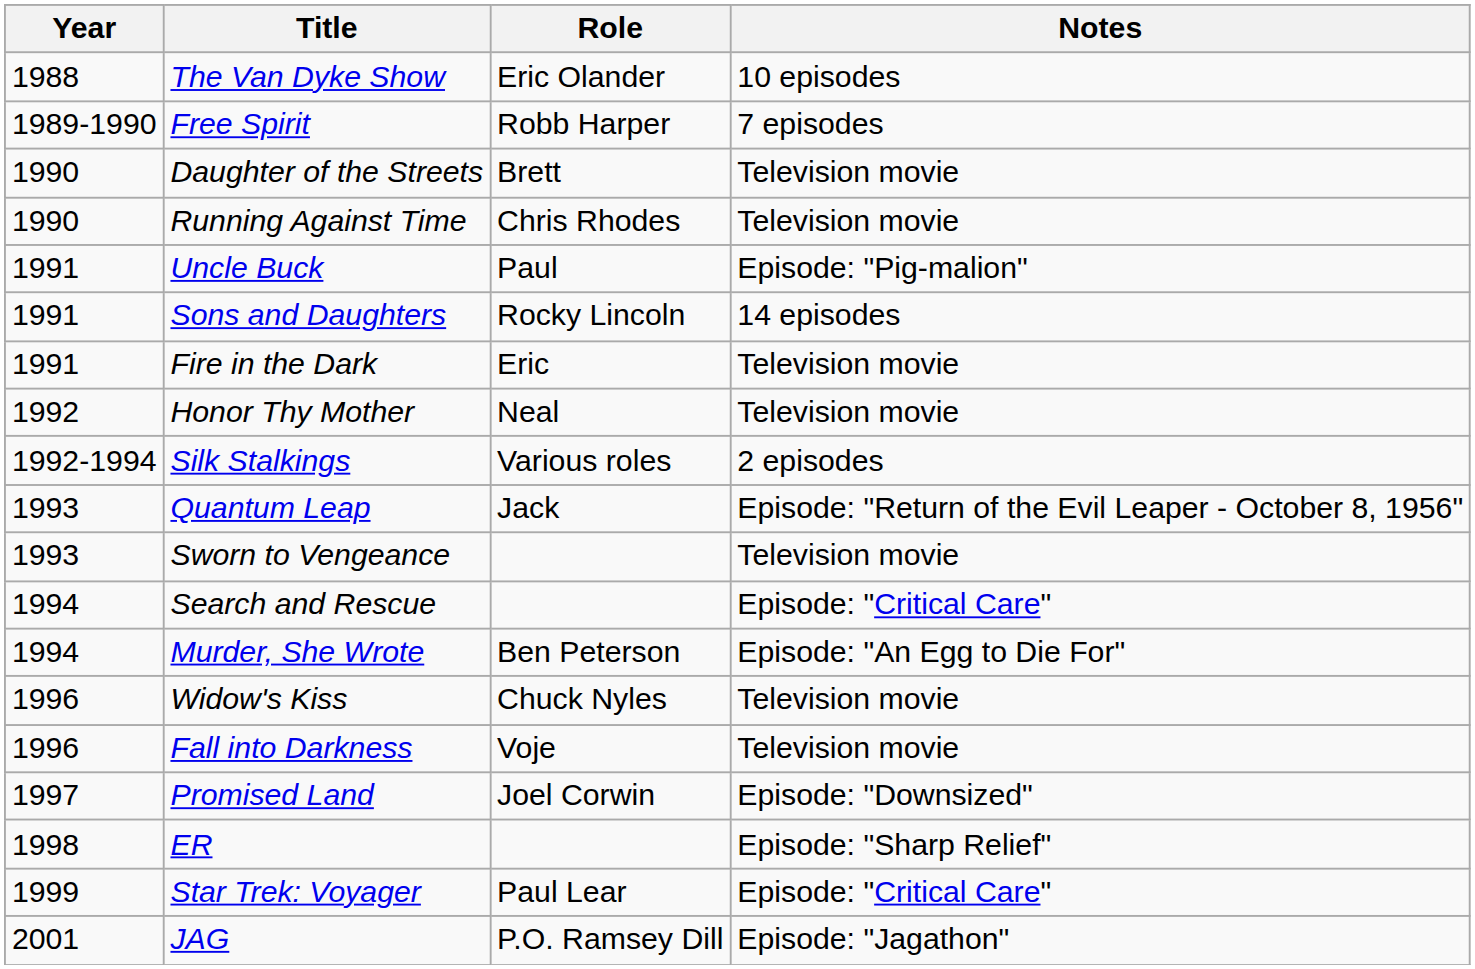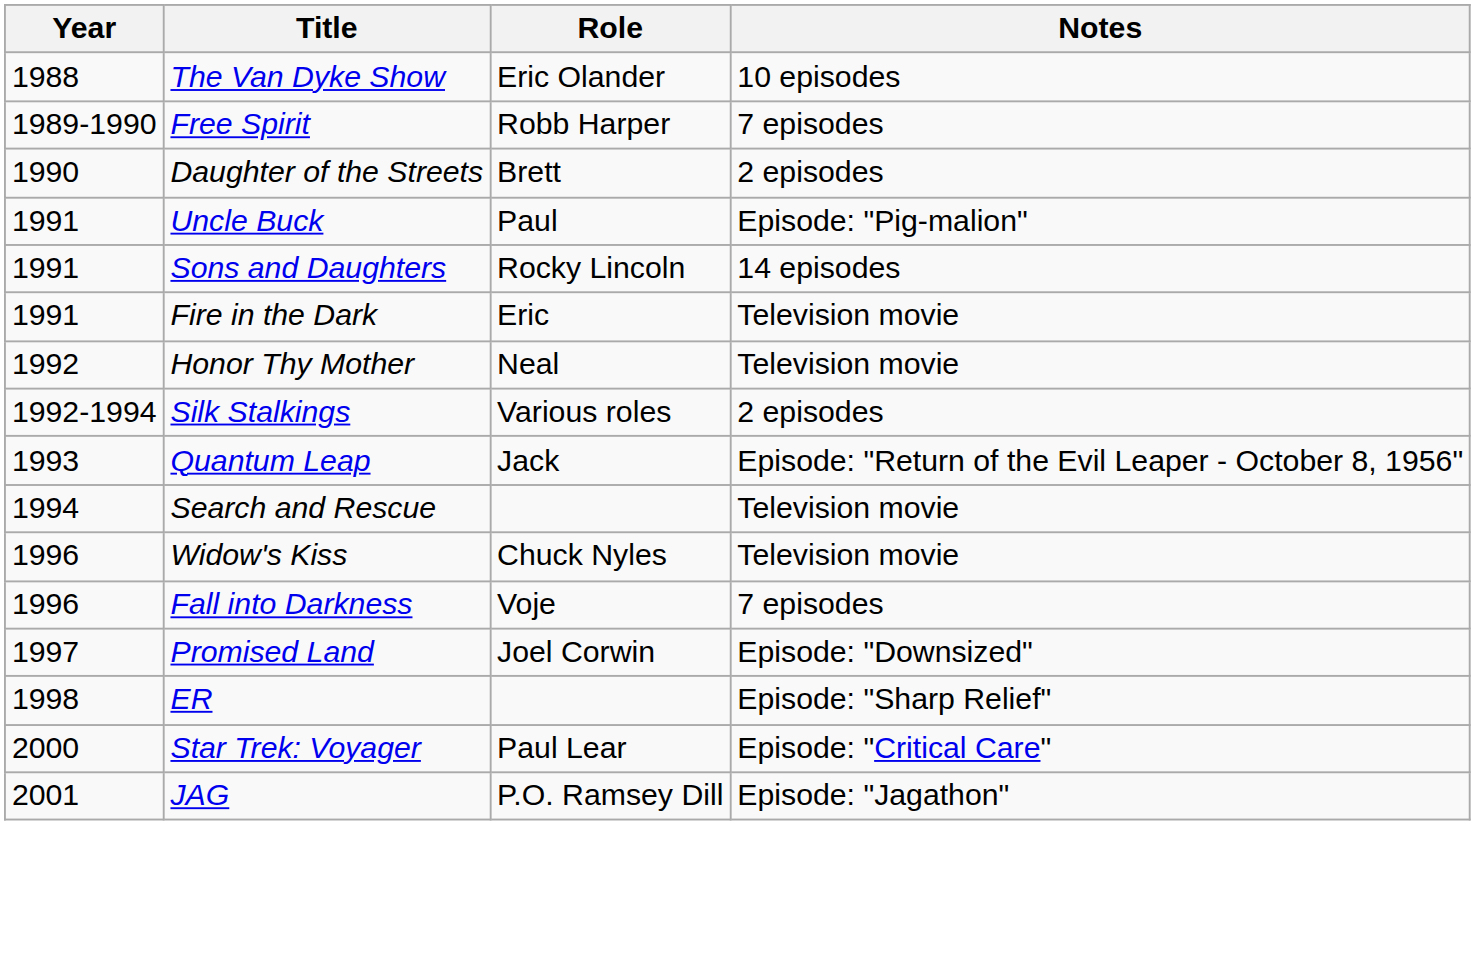(848, 172) Television movie -> (810, 172) 2 episodes
- row: (319, 220)
- row: (310, 556)
(894, 603) Episode: "Critical Care" -> (848, 508) Television movie
- row: (297, 651)
(848, 747) Television movie -> (810, 603) 7 episodes
(46, 891) 1999 -> (46, 747) 2000
